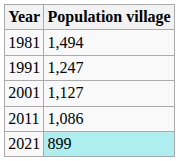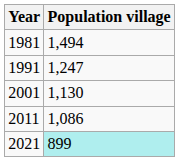(66, 93) 1,127 -> (66, 93) 1,130
